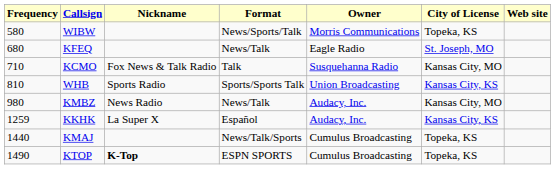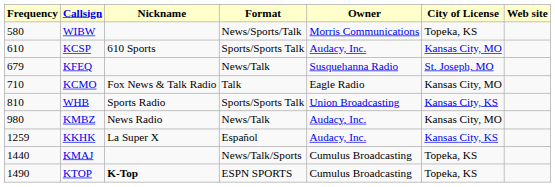+ row: (77, 48)
(15, 48) 680 -> (15, 66) 679
(337, 48) Eagle Radio -> (354, 66) Susquehanna Radio
(354, 66) Susquehanna Radio -> (337, 84) Eagle Radio
